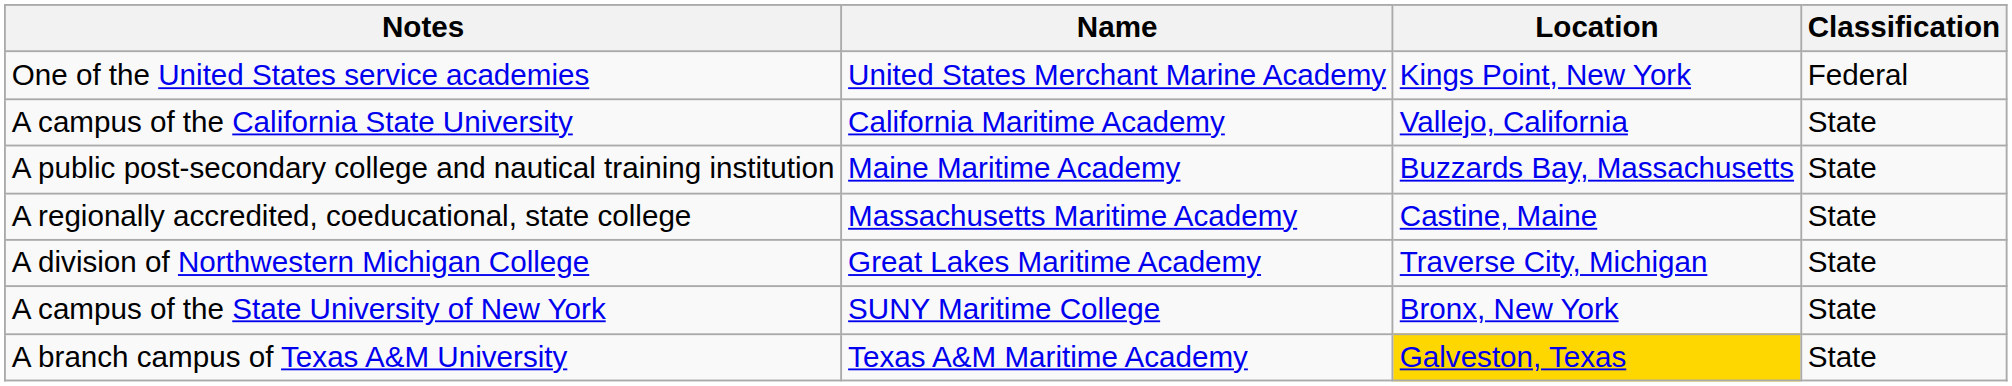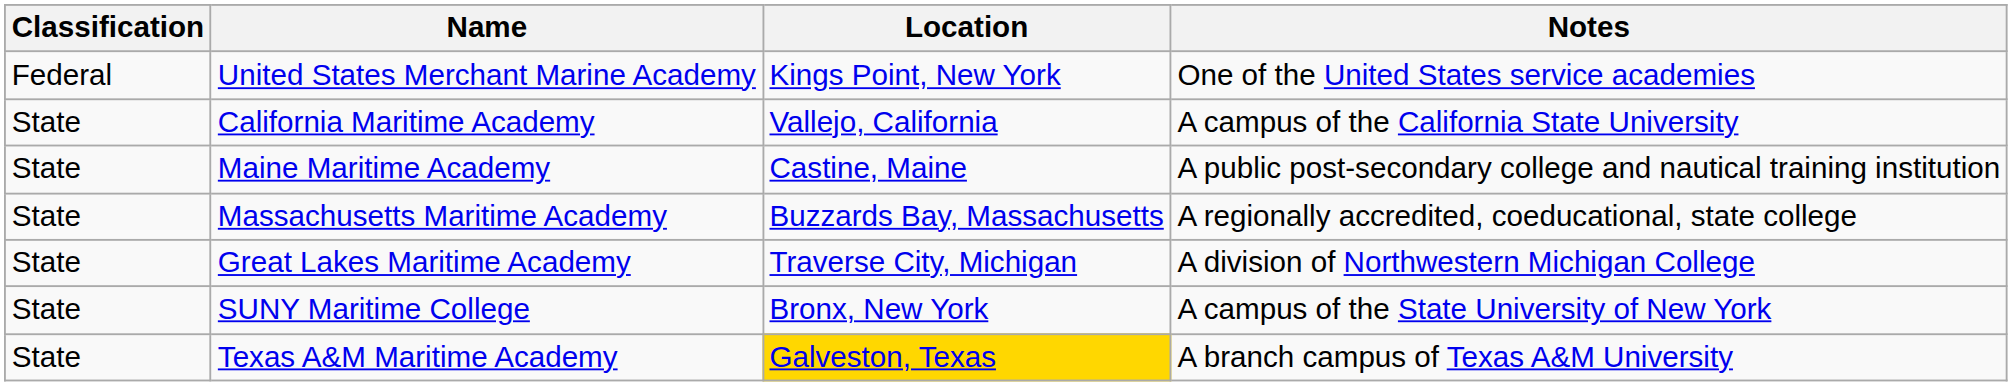columns swapped: (1904, 27) <-> (423, 27)
(1597, 168) Buzzards Bay, Massachusetts -> (868, 168) Castine, Maine
(1498, 215) Castine, Maine -> (967, 215) Buzzards Bay, Massachusetts
